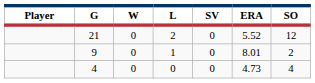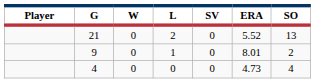(291, 35) 12 -> (291, 35) 13
